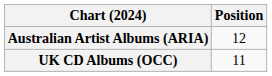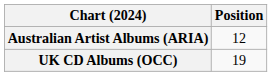(239, 60) 11 -> (239, 60) 19
